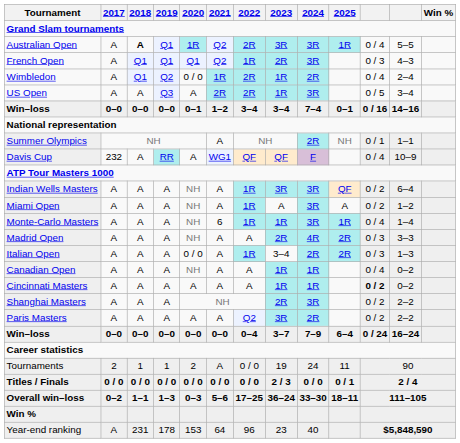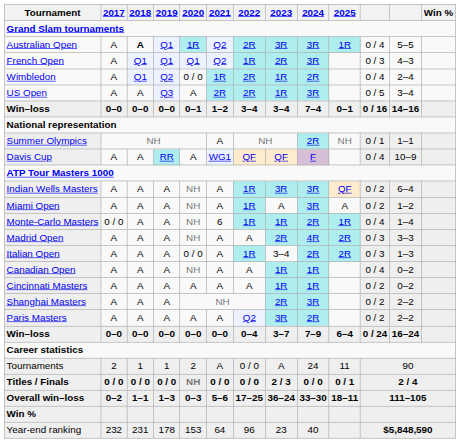(114, 157) 232 -> (114, 157) A
(114, 221) A -> (114, 221) 0 / 0
(313, 221) 3R -> (313, 221) 2R
(375, 286) bold -> (375, 286) normal
(281, 366) 19 -> (281, 366) A
(193, 382) 0 / 0 -> (193, 382) NH
(114, 430) A -> (114, 430) 232
